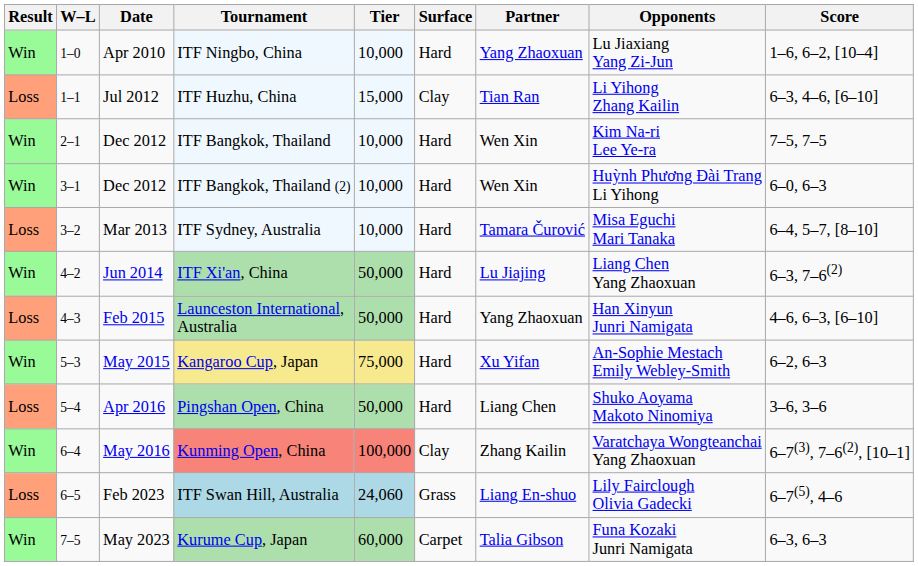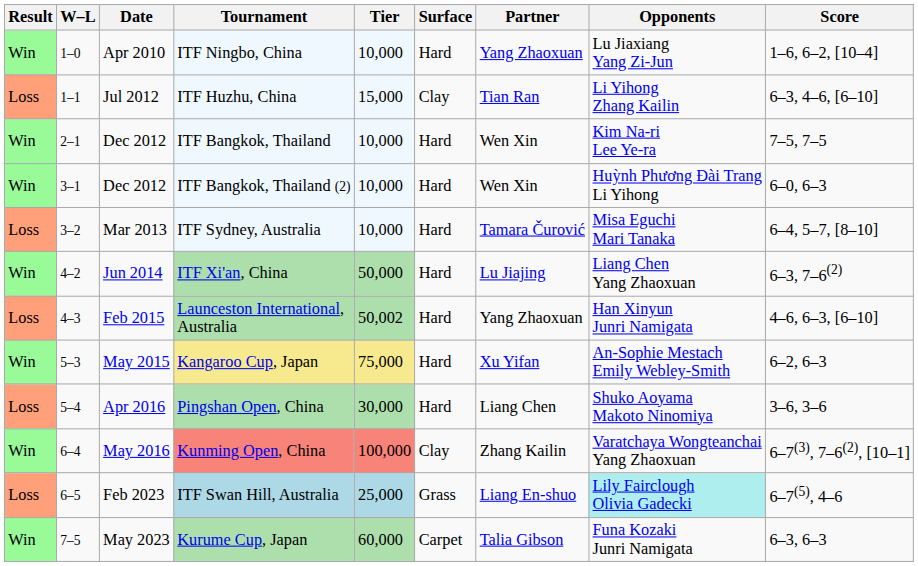(381, 317) 50,000 -> (381, 317) 50,002
(381, 406) 50,000 -> (381, 406) 30,000
(381, 494) 24,060 -> (381, 494) 25,000
(644, 494) no background -> (644, 494) paleturquoise background
